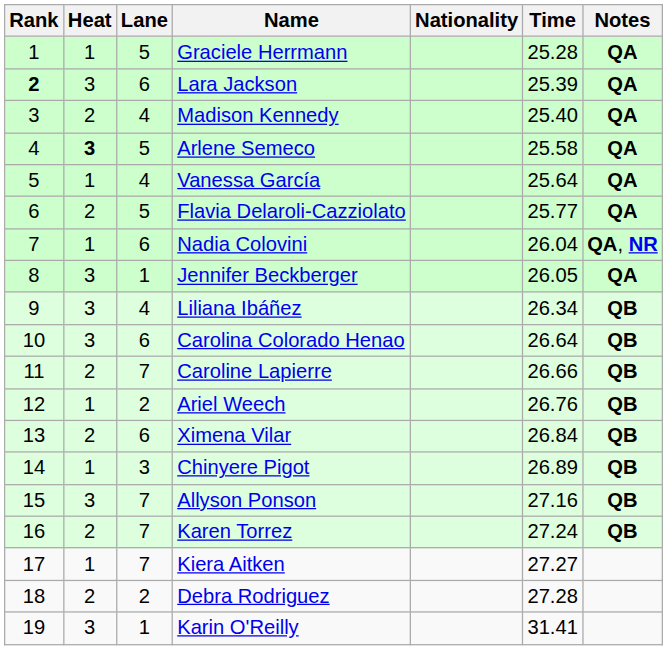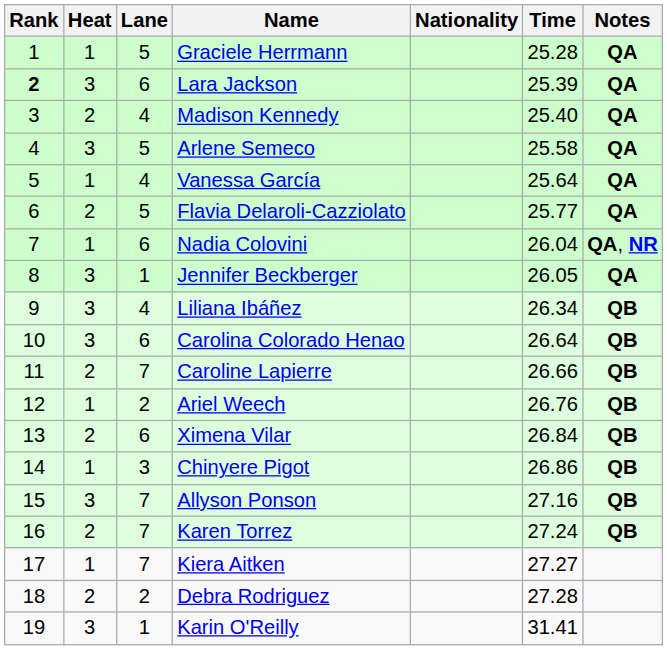(90, 148) bold -> (90, 148) normal
(553, 468) 26.89 -> (553, 468) 26.86
